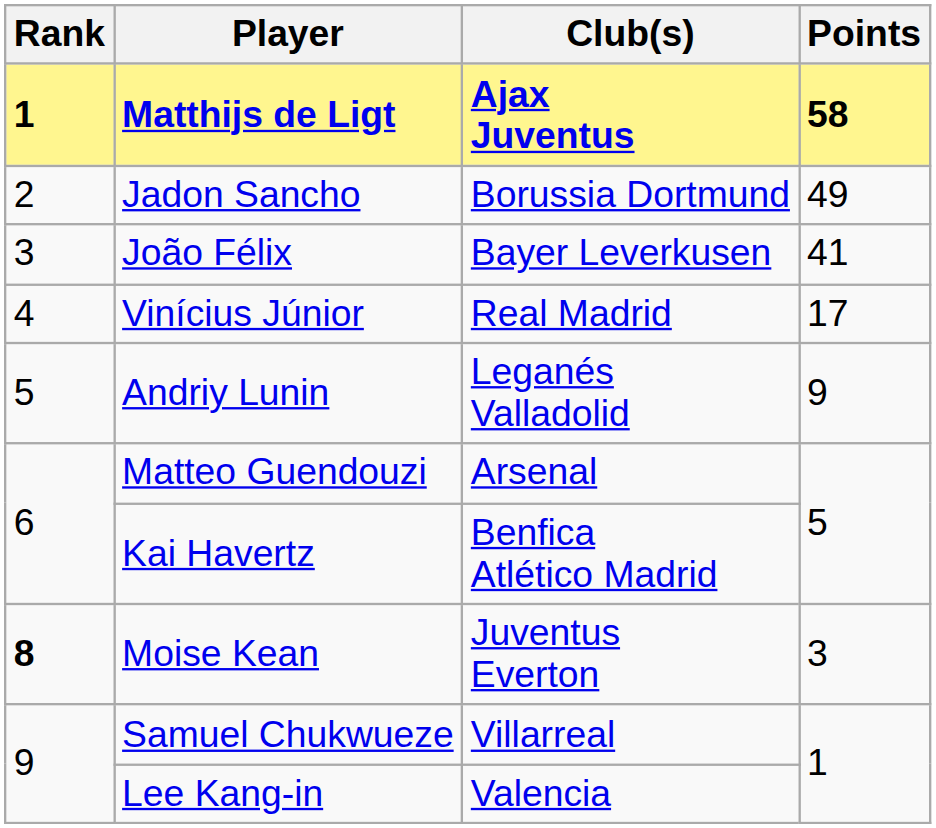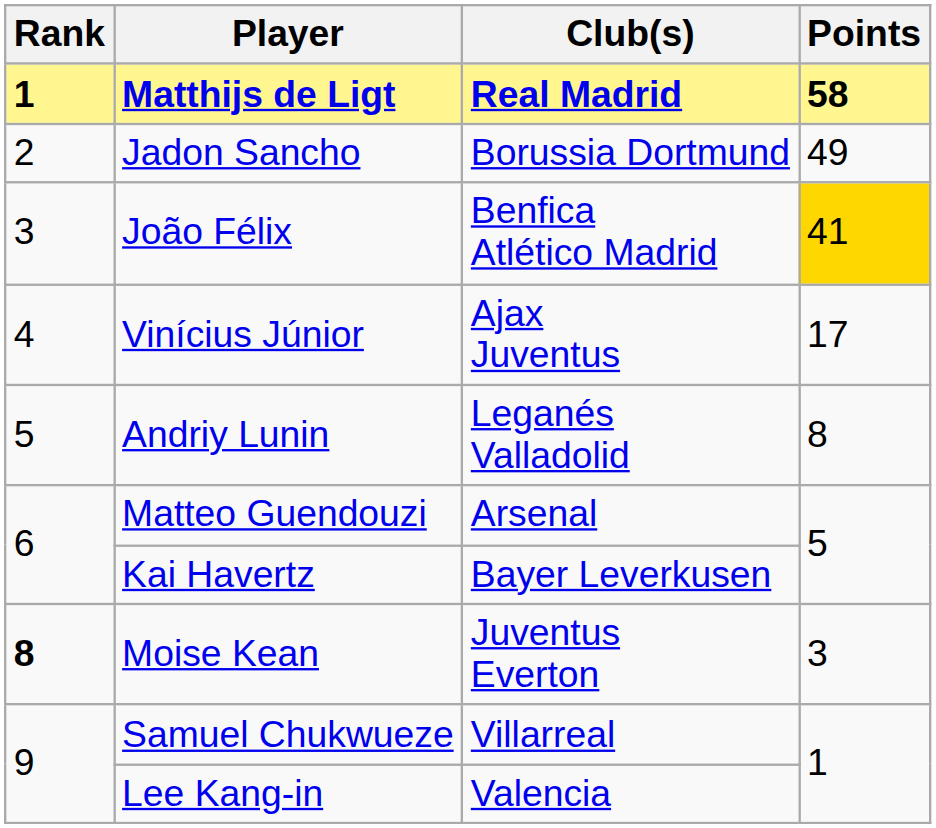(553, 114) Ajax Juventus -> (576, 93) Real Madrid
(621, 253) Bayer Leverkusen -> (594, 232) Benfica Atlético Madrid
(828, 253) no background -> (828, 232) gold background
(571, 312) Real Madrid -> (545, 333) Ajax Juventus
(817, 392) 9 -> (817, 434) 8
(594, 552) Benfica Atlético Madrid -> (621, 573) Bayer Leverkusen
